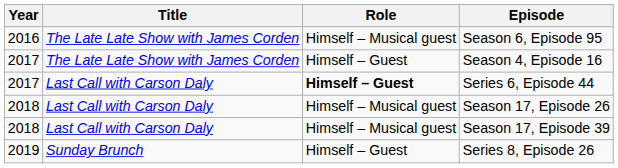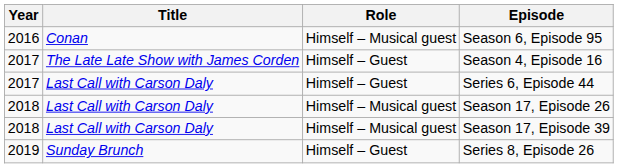(173, 38) The Late Late Show with James Corden -> (67, 38) Conan
(360, 83) bold -> (356, 83) normal
